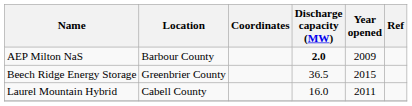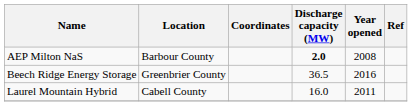(365, 56) 2009 -> (365, 56) 2008
(365, 74) 2015 -> (365, 74) 2016
